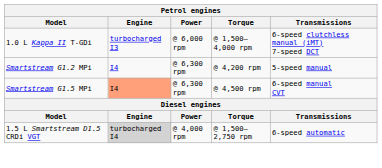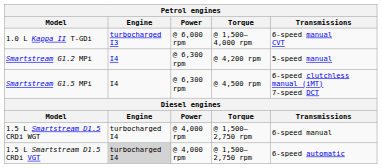(311, 43) 6-speed clutchless manual (iMT) 7-speed DCT -> (302, 38) 6-speed manual CVT
(114, 88) lightsalmon background -> (114, 84) no background
(302, 88) 6-speed manual CVT -> (311, 84) 6-speed clutchless manual (iMT) 7-speed DCT
+ row: (53, 132)
